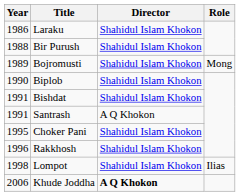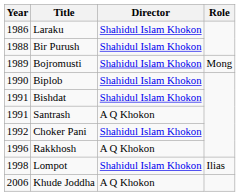(18, 132) 1995 -> (18, 132) 1992
(151, 149) Shahidul Islam Khokon -> (127, 149) A Q Khokon
(129, 183) bold -> (127, 183) normal
